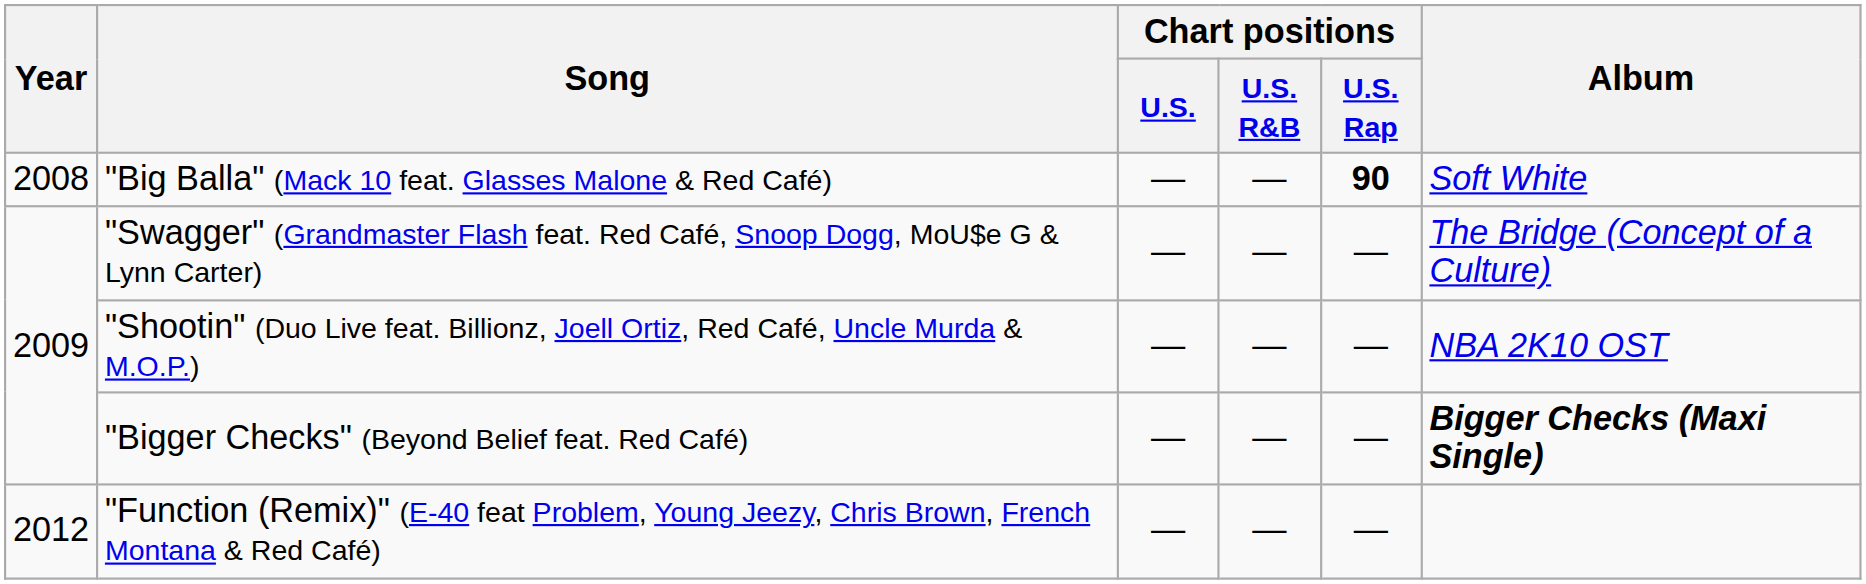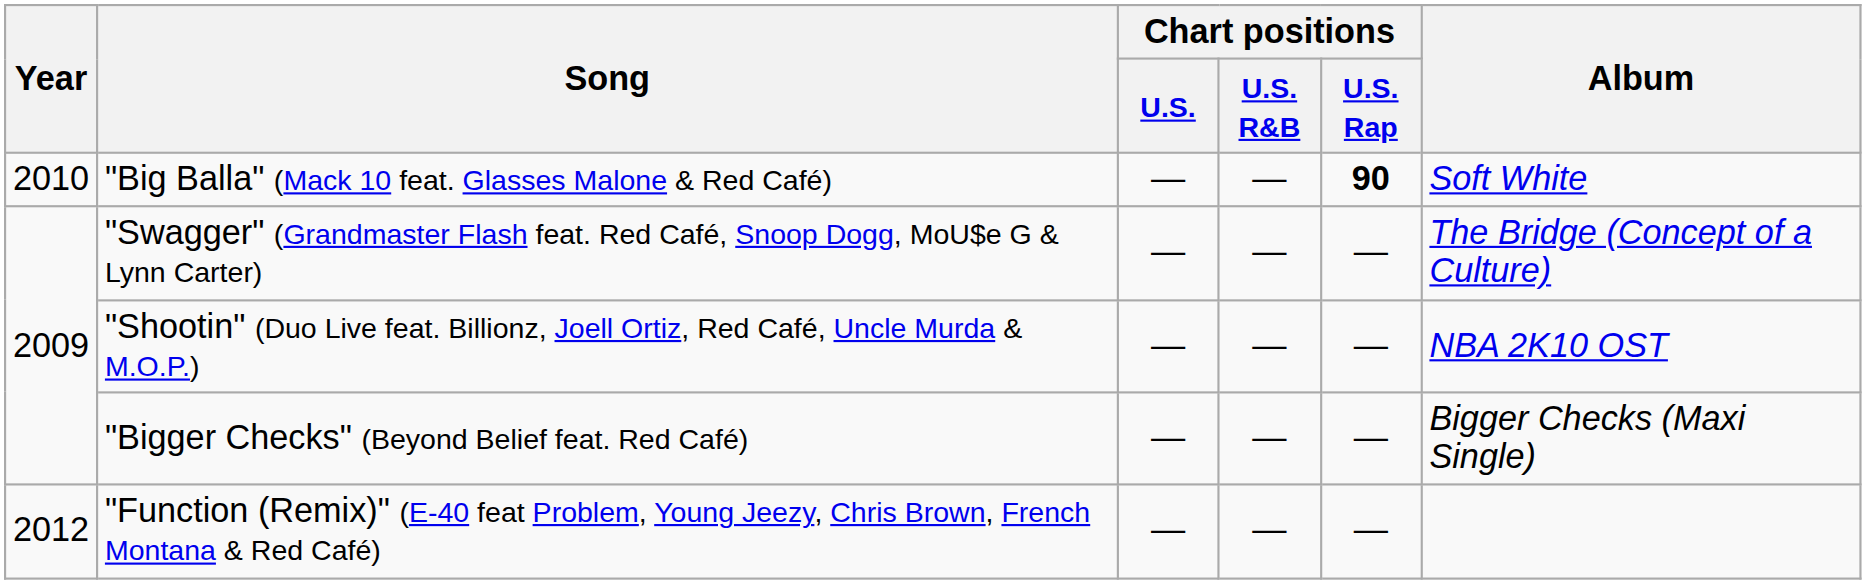(51, 178) 2008 -> (51, 178) 2010
(1598, 437) bold -> (1587, 437) normal
